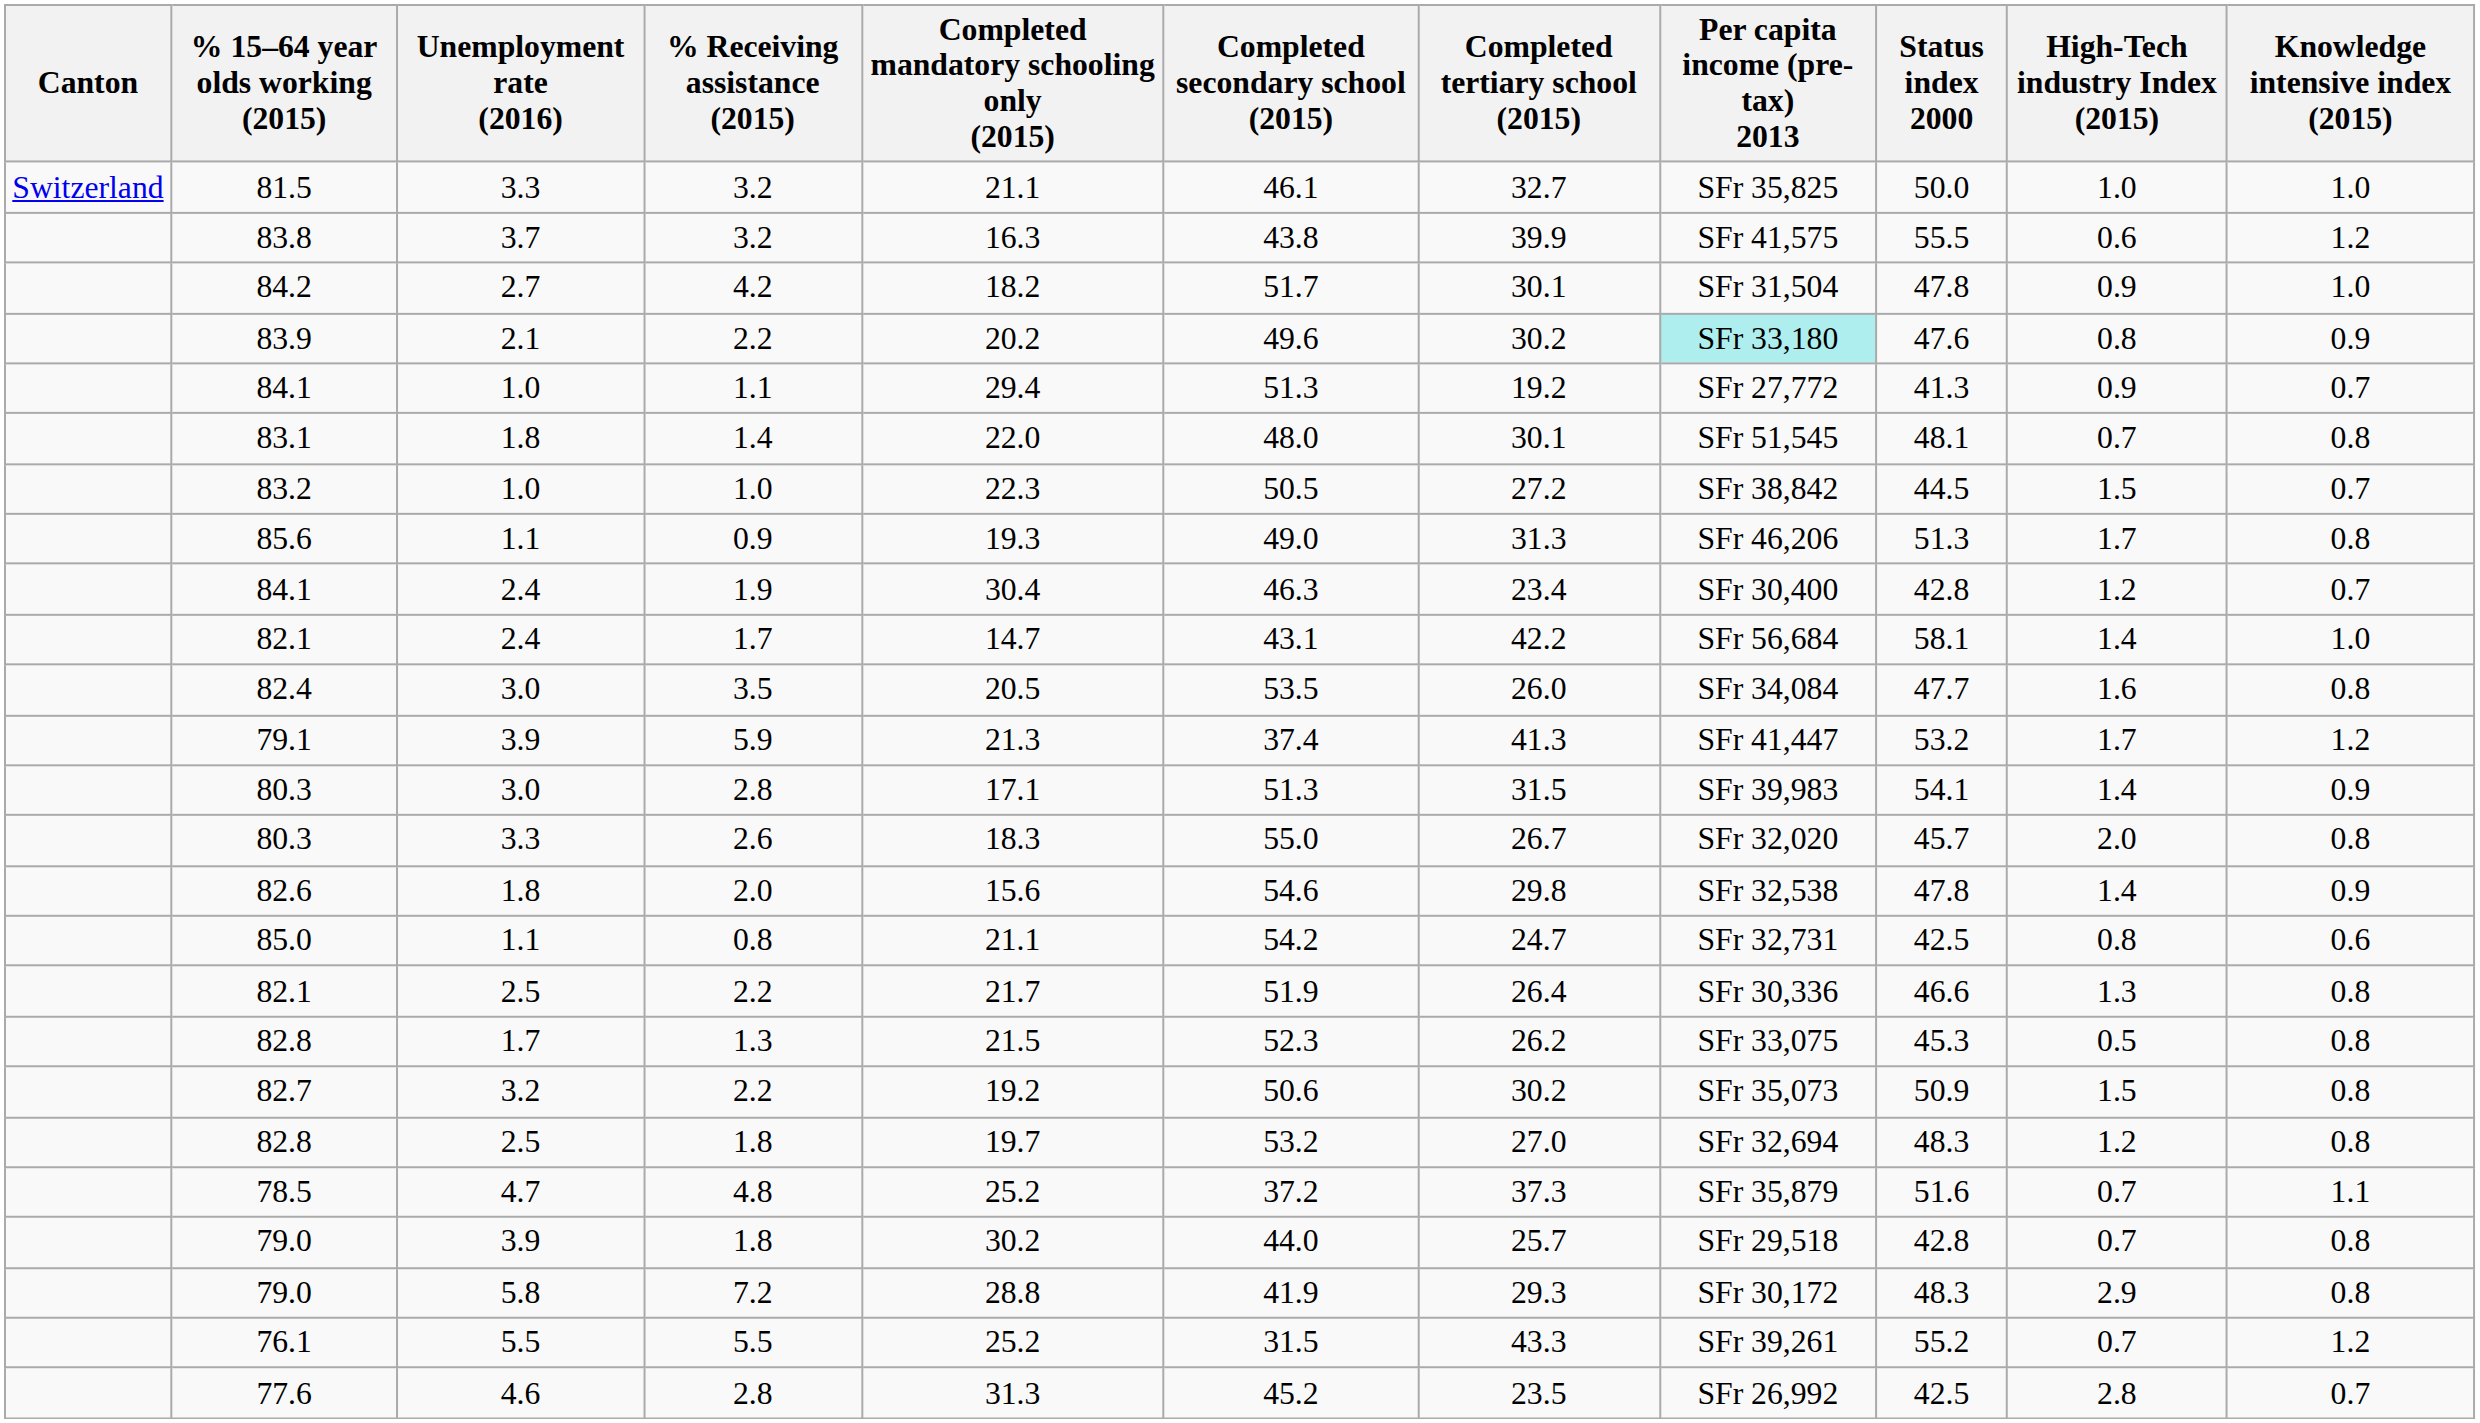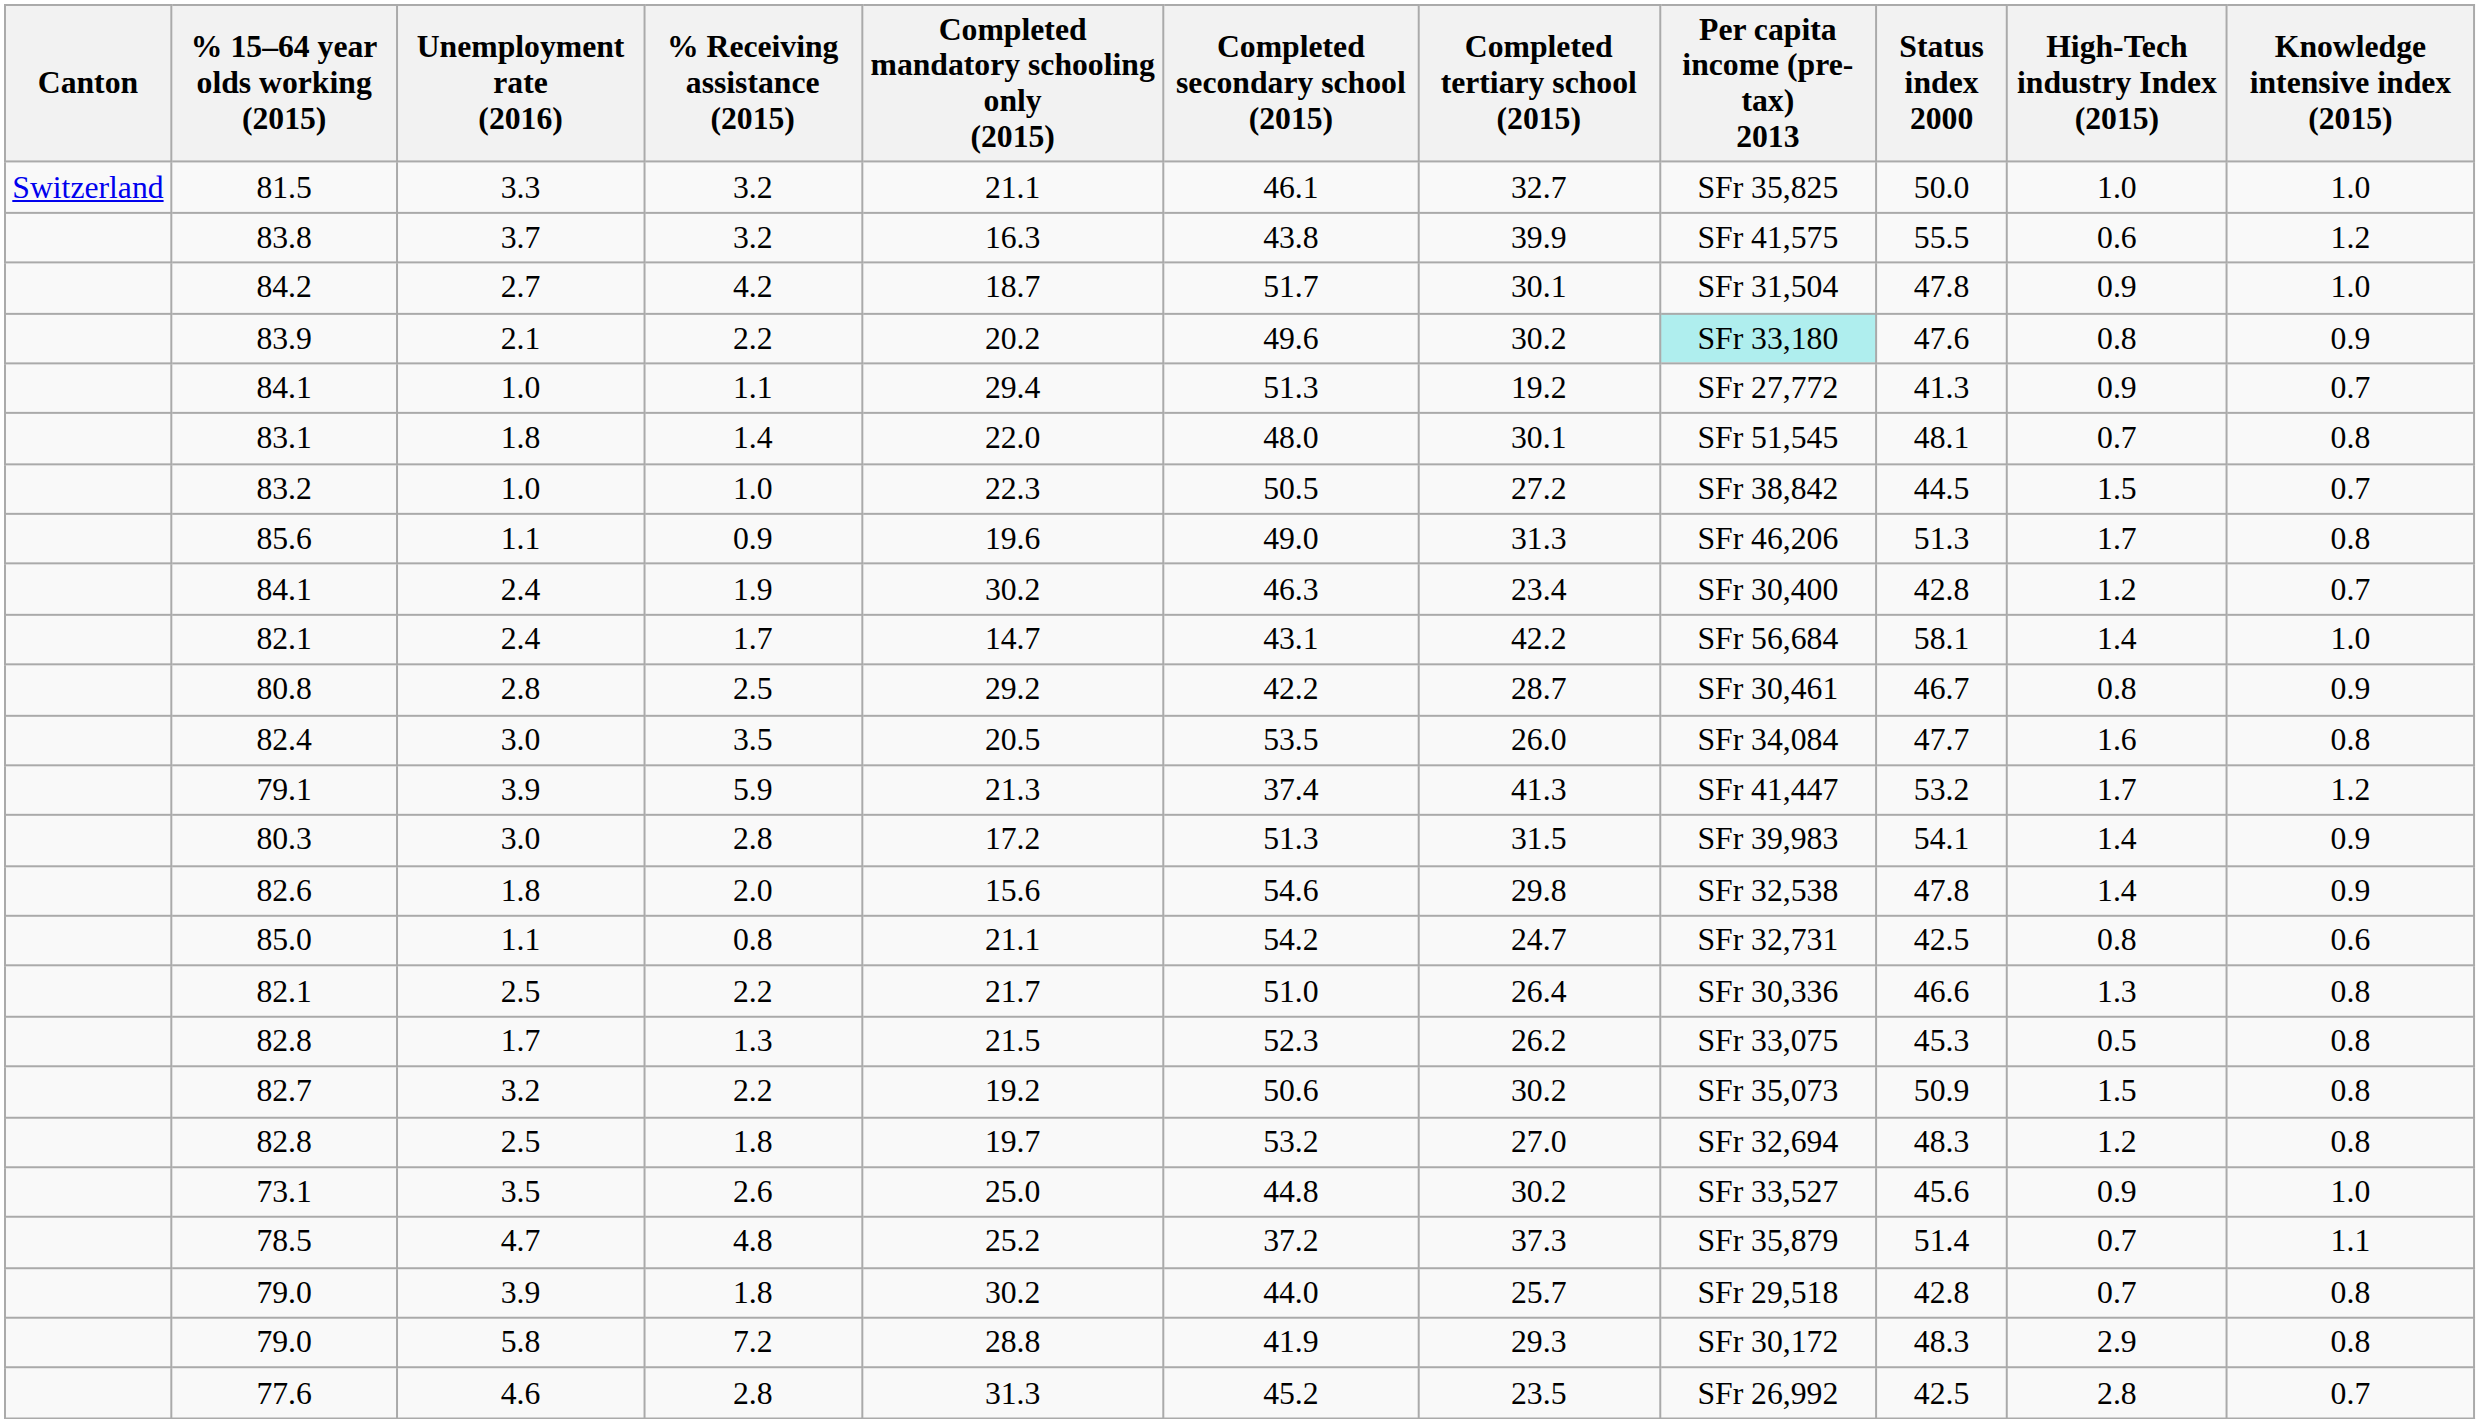(1013, 287) 18.2 -> (1013, 287) 18.7
(1013, 538) 19.3 -> (1013, 538) 19.6
(1013, 588) 30.4 -> (1013, 588) 30.2
+ row: (284, 689)
(1013, 789) 17.1 -> (1013, 839) 17.2
- row: (284, 839)
(1291, 990) 51.9 -> (1291, 990) 51.0
+ row: (284, 1191)
(1942, 1191) 51.6 -> (1942, 1241) 51.4
- row: (284, 1342)
